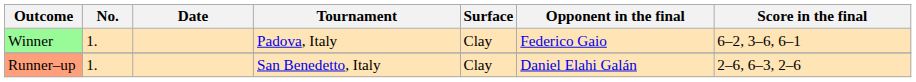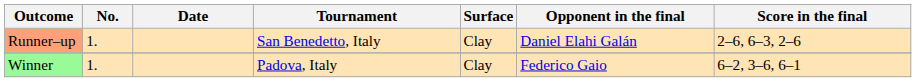rows swapped: (42, 64) <-> (30, 40)
